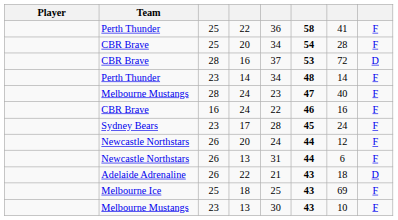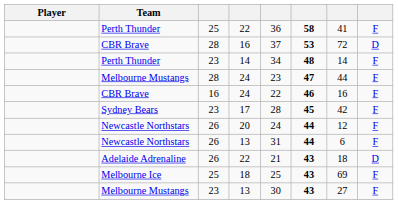- row: (125, 45)
(342, 93) 40 -> (342, 77) 44
(342, 126) 24 -> (342, 110) 42
(342, 207) 10 -> (342, 191) 27
